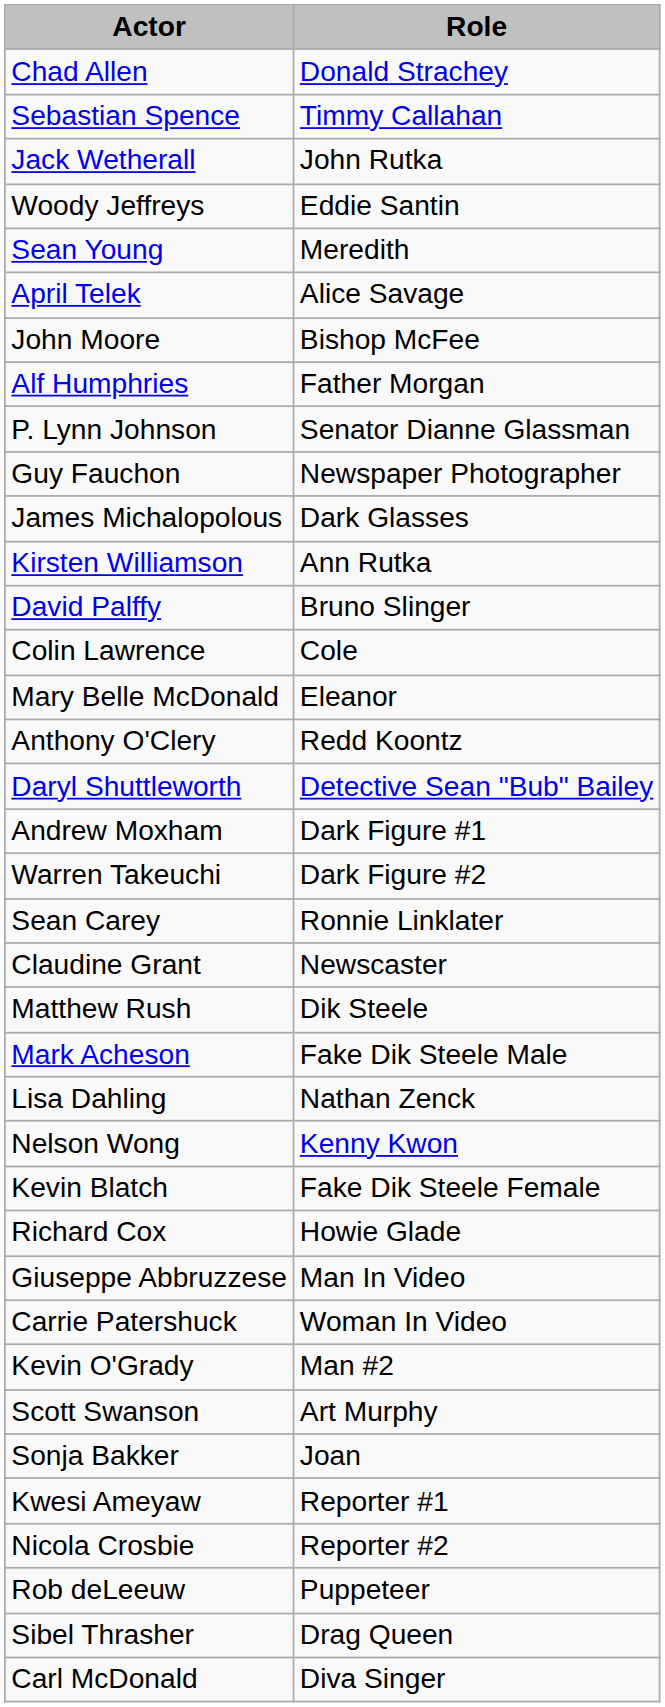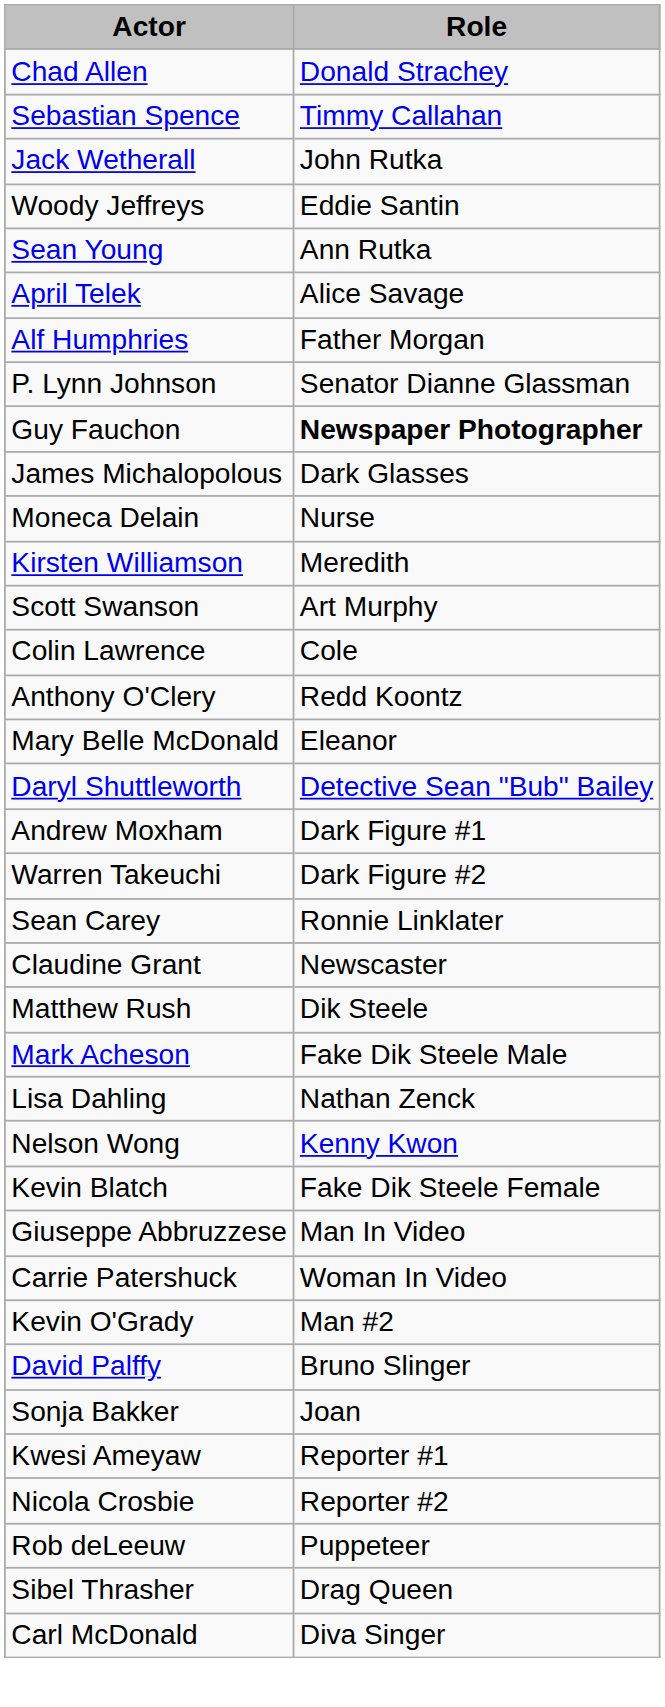(355, 250) Meredith -> (366, 250) Ann Rutka
- row: (86, 339)
(460, 473) normal -> (471, 428) bold
+ row: (105, 518)
(366, 562) Ann Rutka -> (355, 562) Meredith
rows swapped: (86, 607) <-> (105, 1411)
rows swapped: (145, 696) <-> (113, 741)
- row: (89, 1232)
